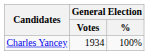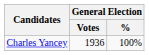(95, 43) 1934 -> (95, 43) 1936
